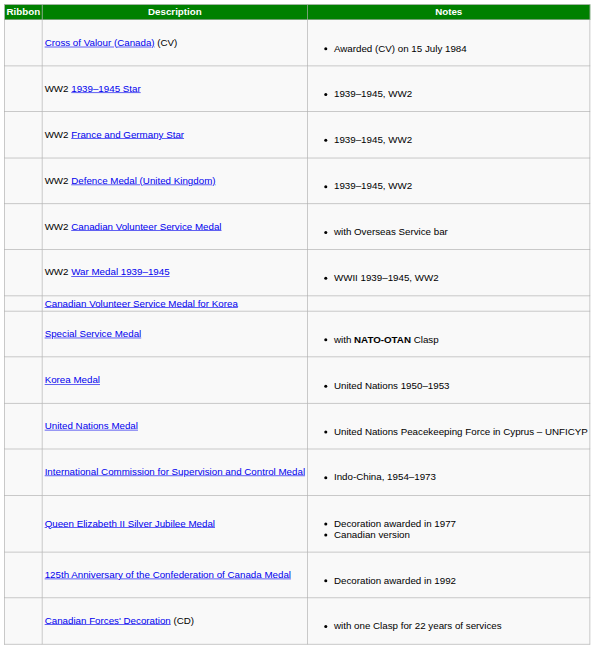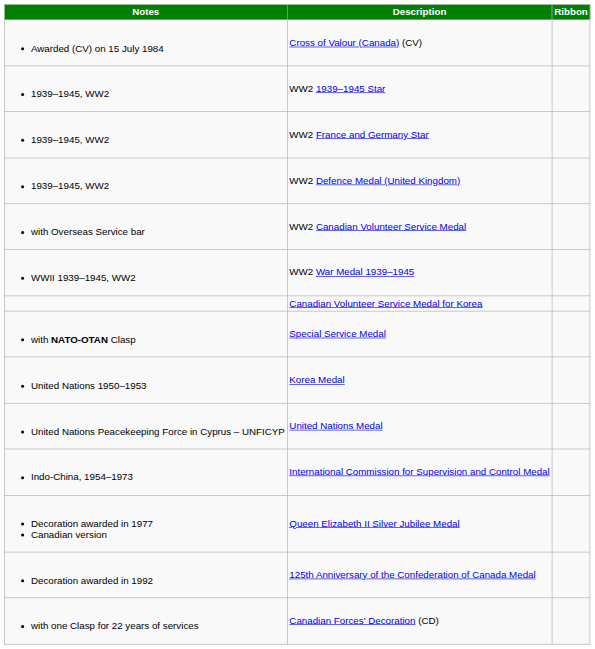columns swapped: (23, 12) <-> (449, 12)
